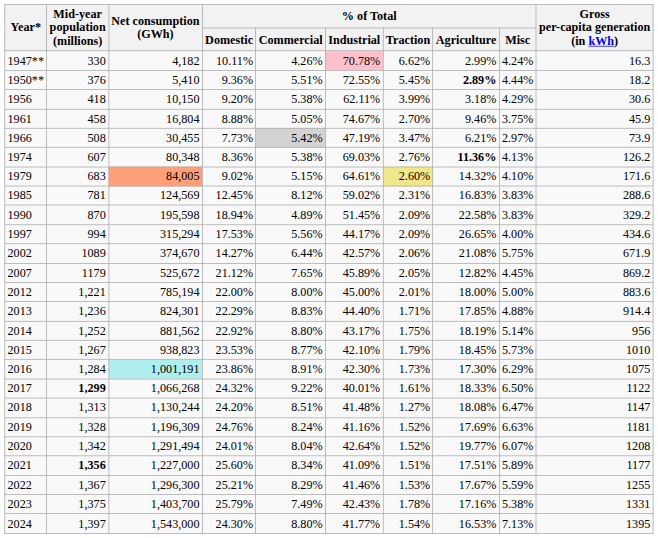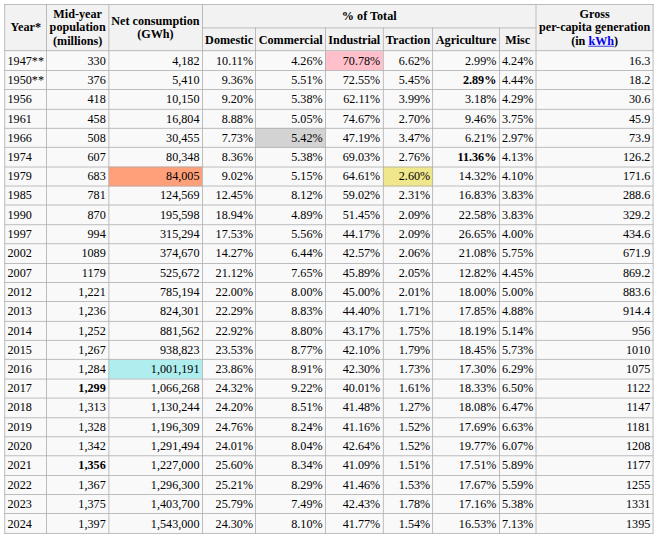(307, 523) 8.80% -> (307, 523) 8.10%
